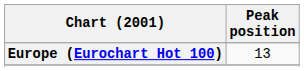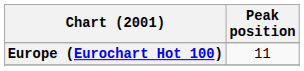(262, 54) 13 -> (262, 54) 11
